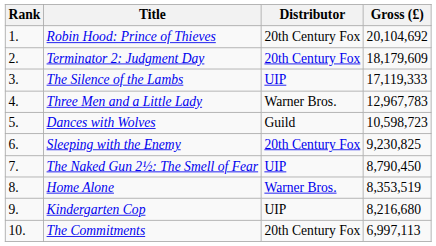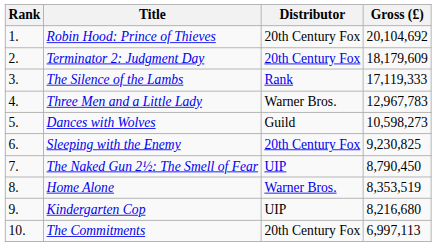(275, 79) UIP -> (279, 79) Rank
(397, 123) 10,598,723 -> (397, 123) 10,598,273
